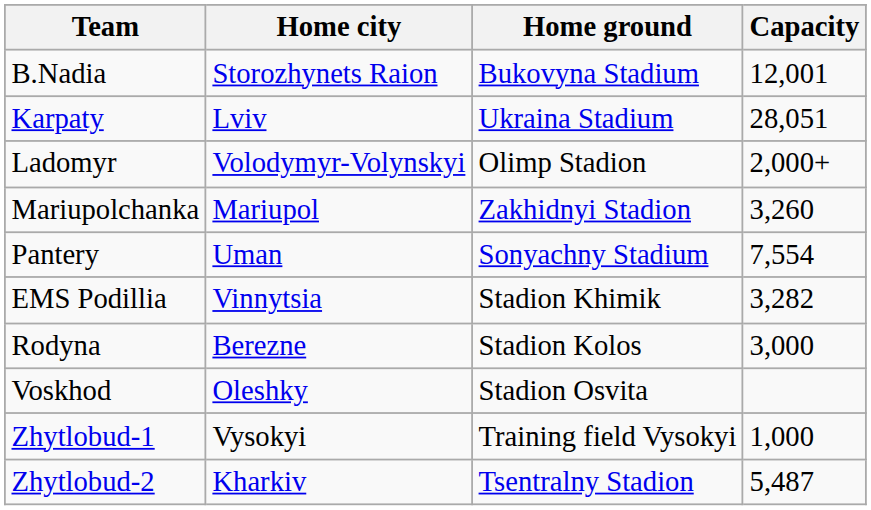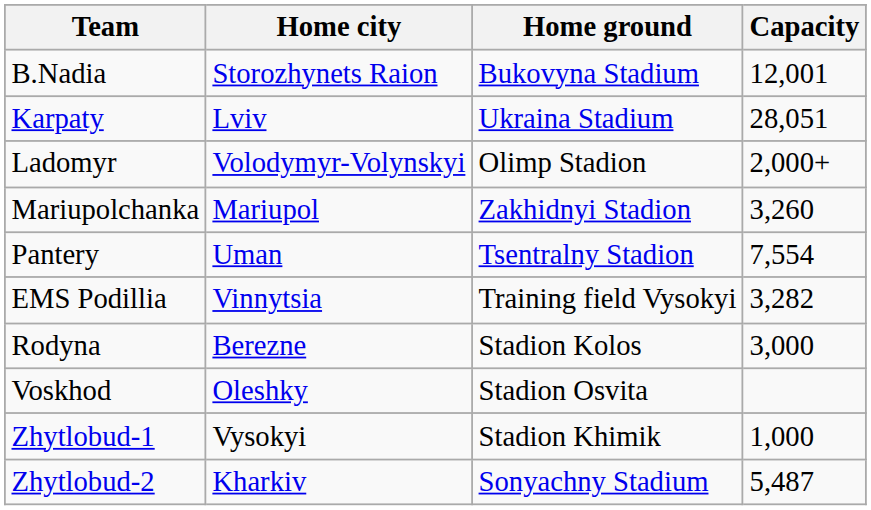(594, 254) Sonyachny Stadium -> (586, 254) Tsentralny Stadion
(570, 299) Stadion Khimik -> (607, 299) Training field Vysokyi
(607, 436) Training field Vysokyi -> (570, 436) Stadion Khimik
(586, 481) Tsentralny Stadion -> (594, 481) Sonyachny Stadium
